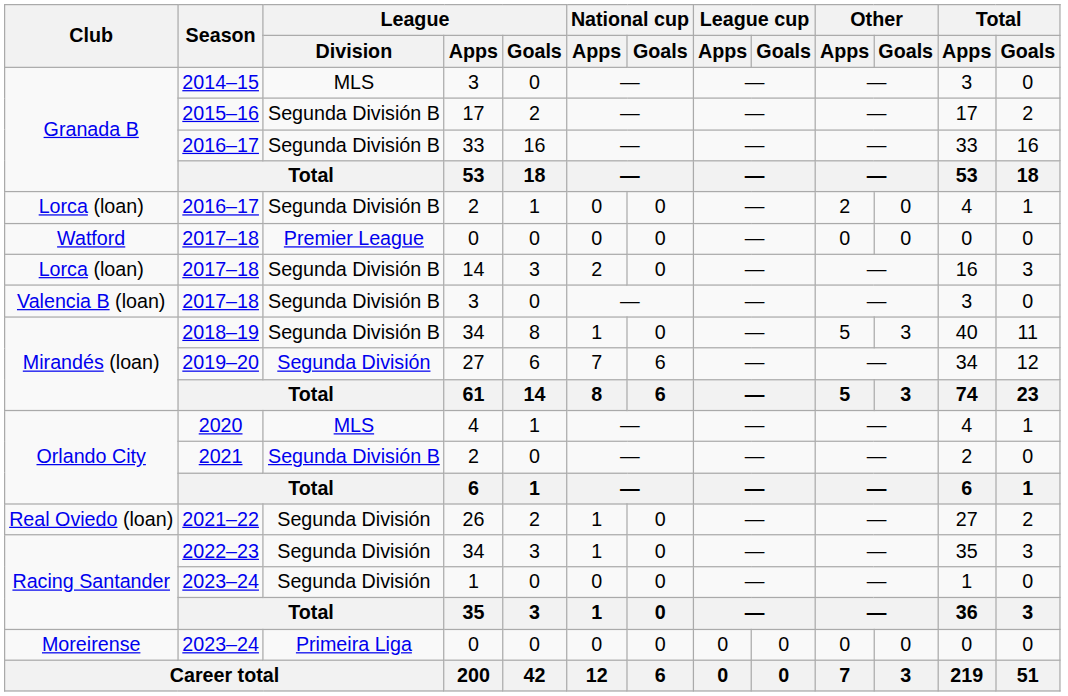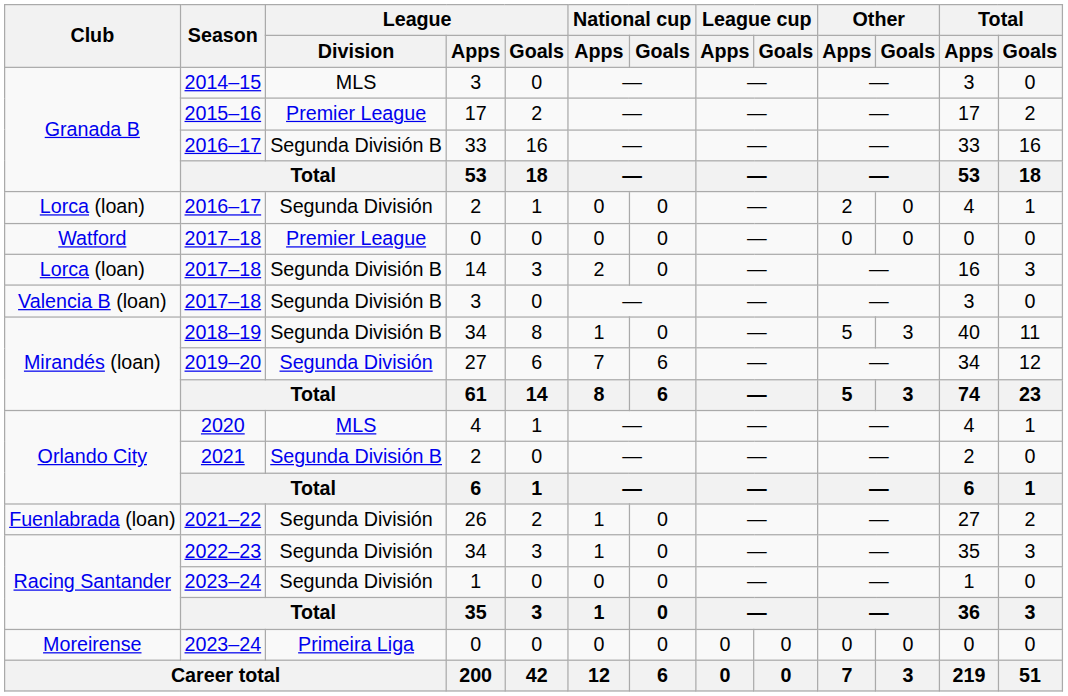(354, 113) Segunda División B -> (356, 113) Premier League
(354, 207) Segunda División B -> (356, 207) Segunda División
(91, 519) Real Oviedo (loan) -> (92, 519) Fuenlabrada (loan)
